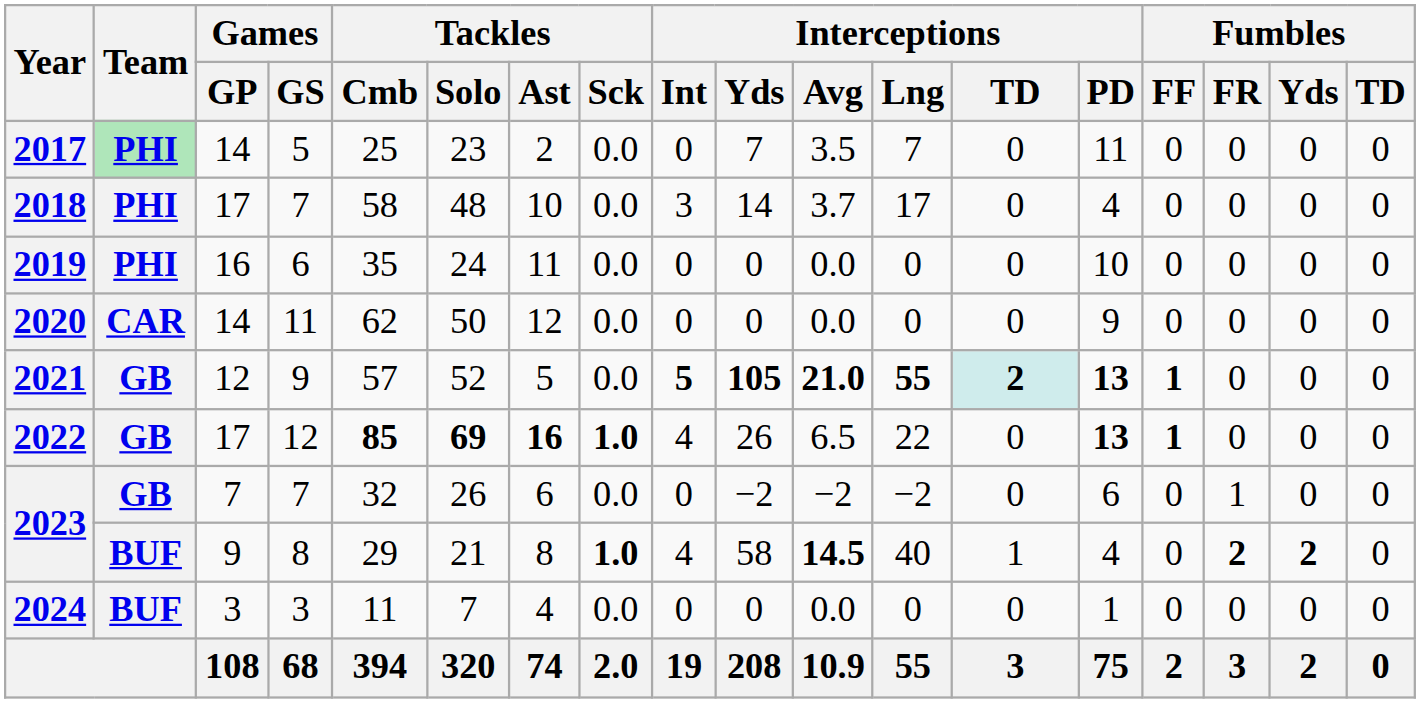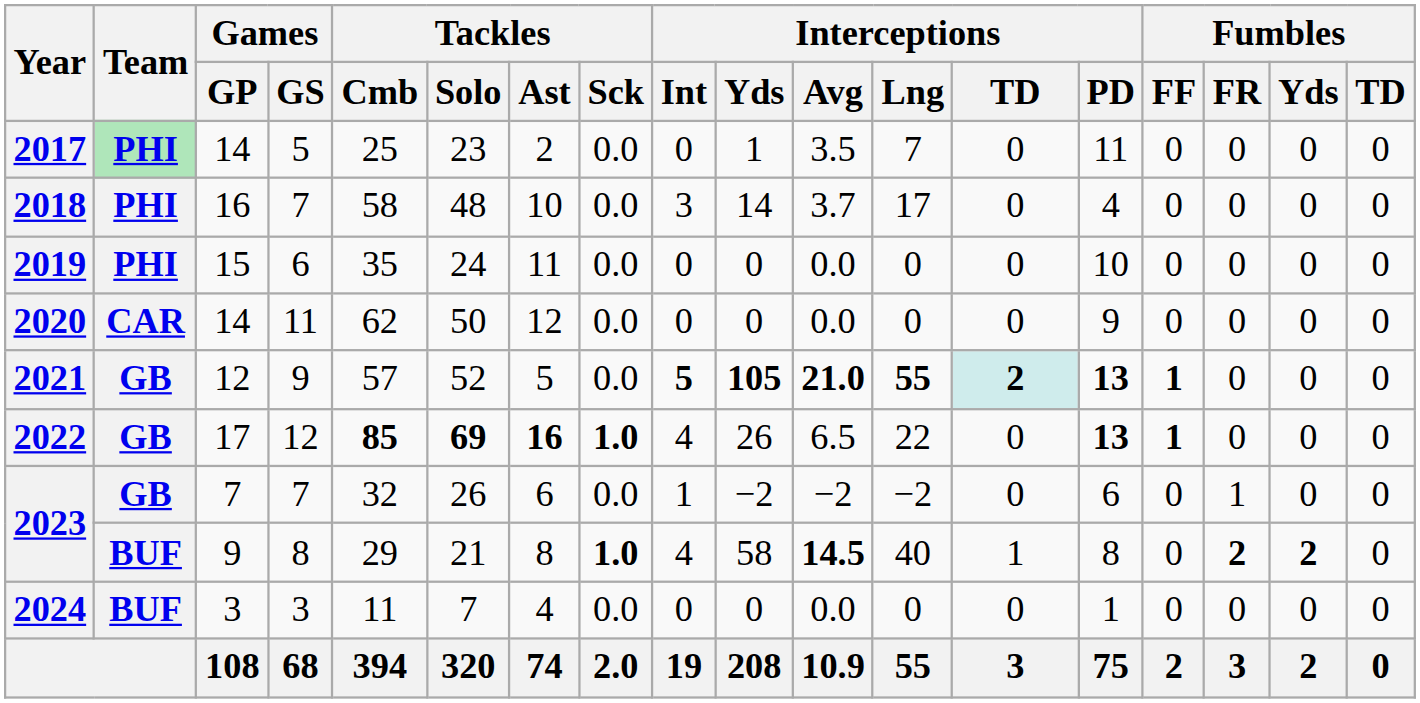(754, 148) 7 -> (754, 148) 1
(232, 206) 17 -> (232, 206) 16
(232, 263) 16 -> (232, 263) 15
(684, 494) 0 -> (684, 494) 1
(1111, 551) 4 -> (1111, 551) 8
